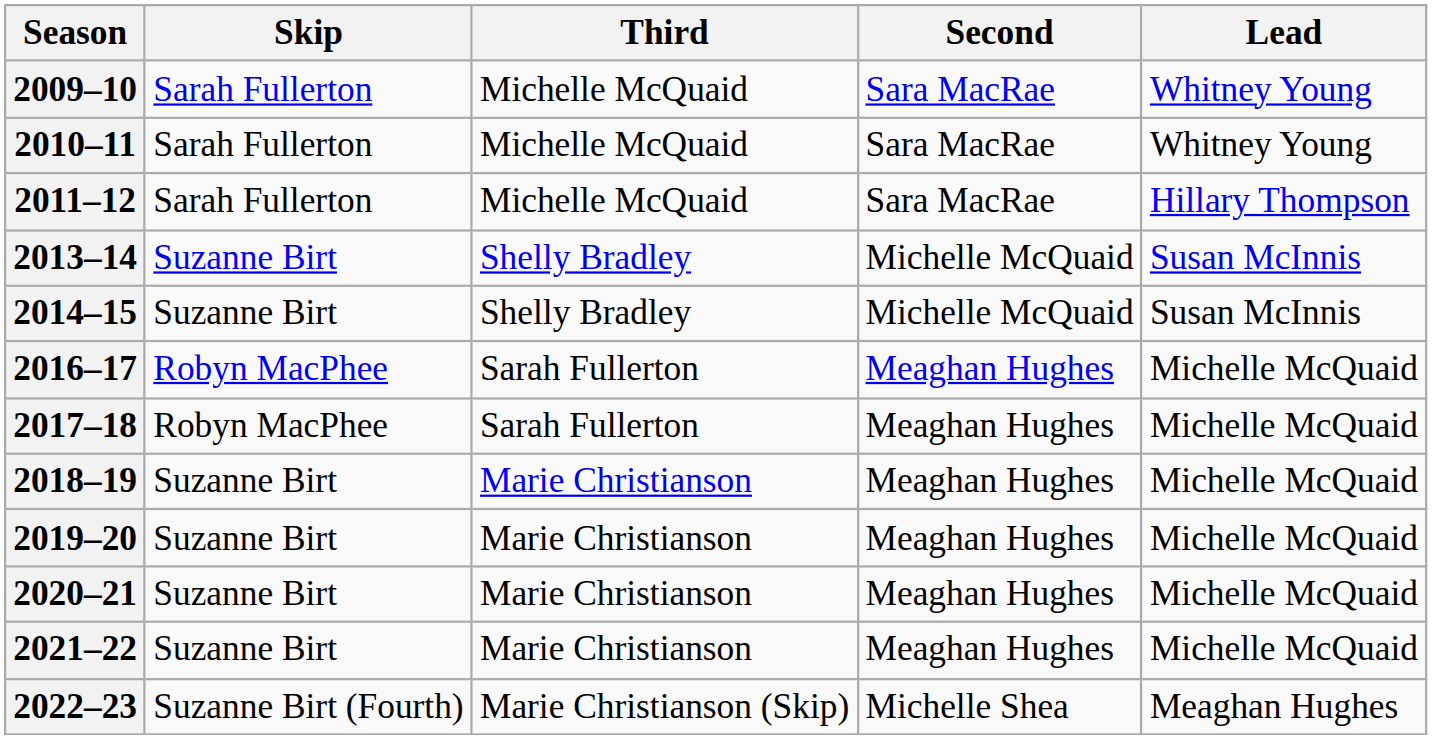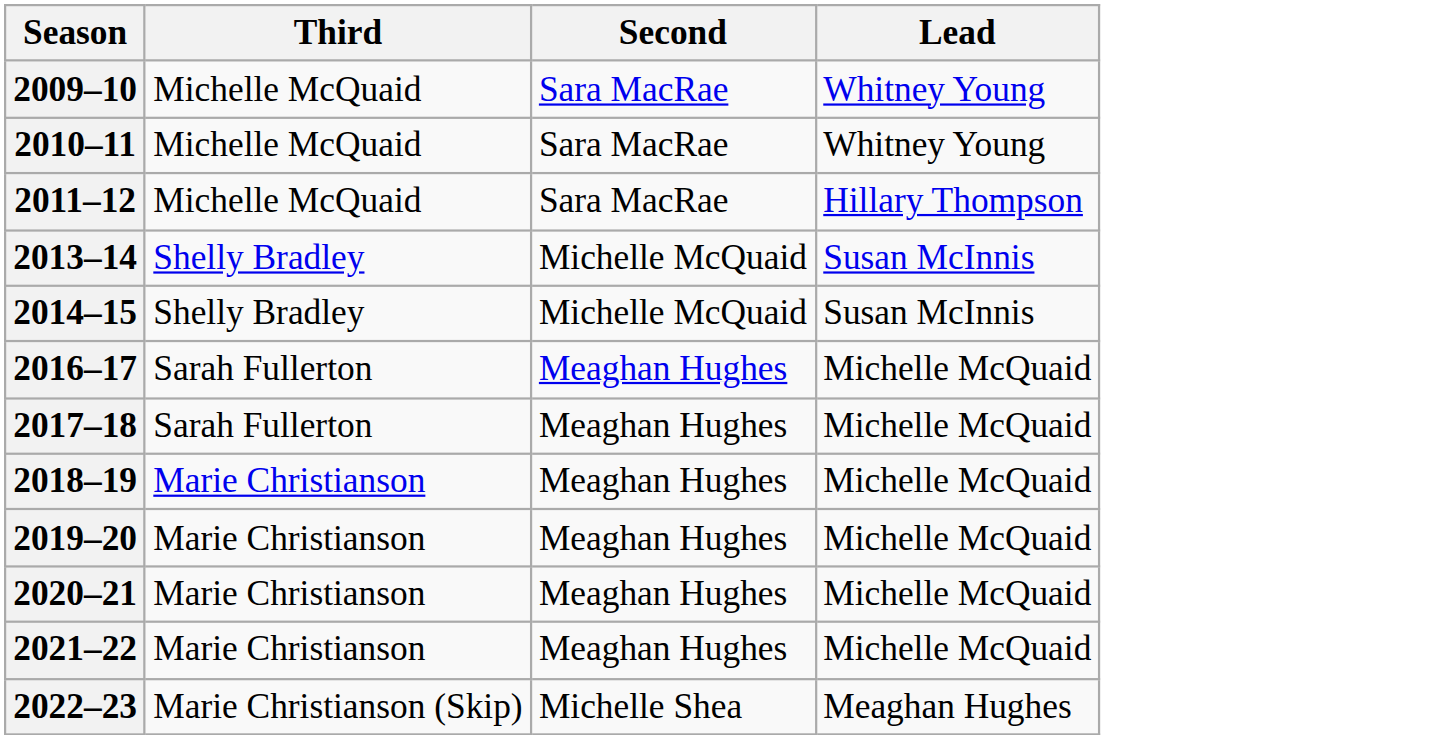- column: (308, 32)
